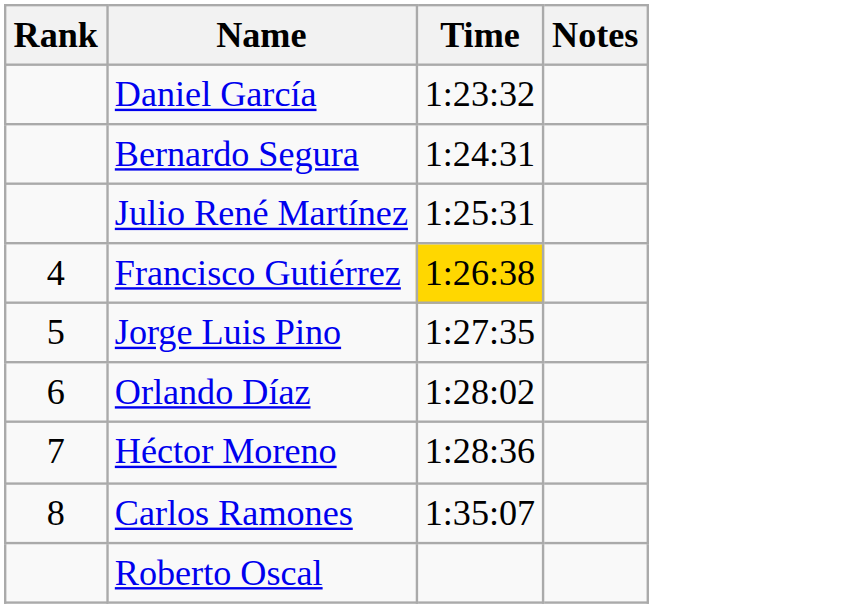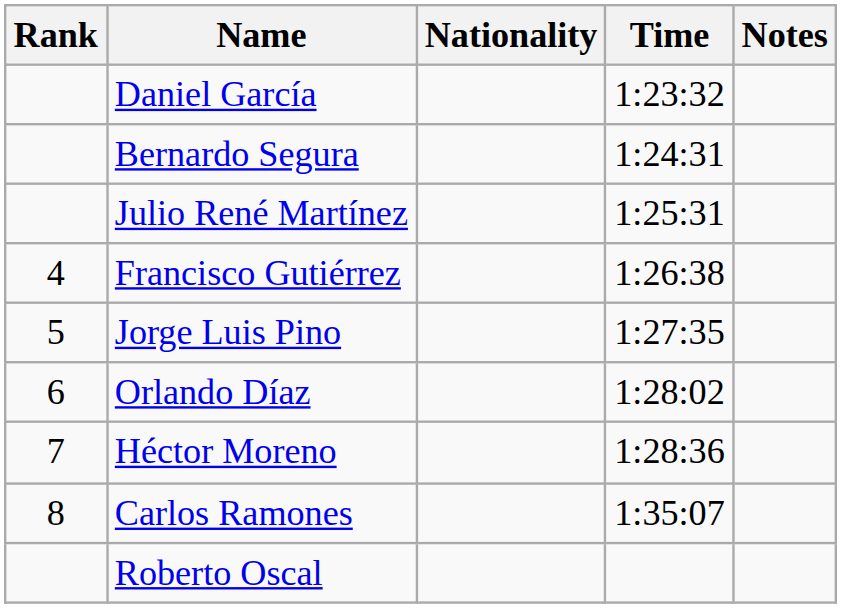+ column: (511, 34)
(480, 273) gold background -> (670, 273) no background
